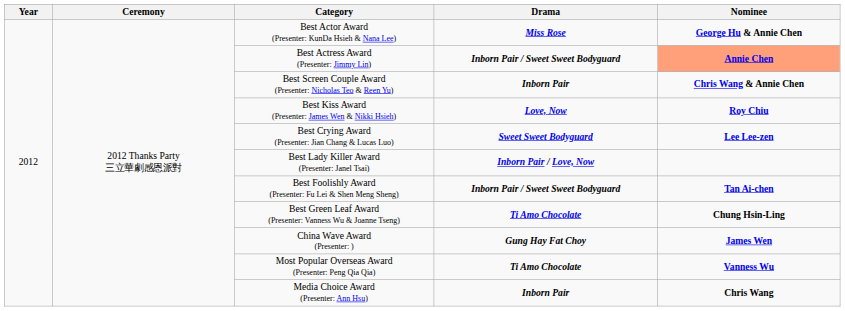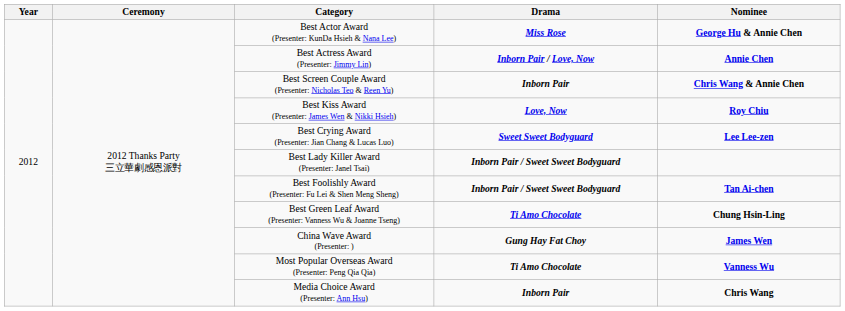(546, 58) Inborn Pair / Sweet Sweet Bodyguard -> (546, 58) Inborn Pair / Love, Now
(749, 58) lightsalmon background -> (749, 58) no background
(546, 162) Inborn Pair / Love, Now -> (546, 162) Inborn Pair / Sweet Sweet Bodyguard
